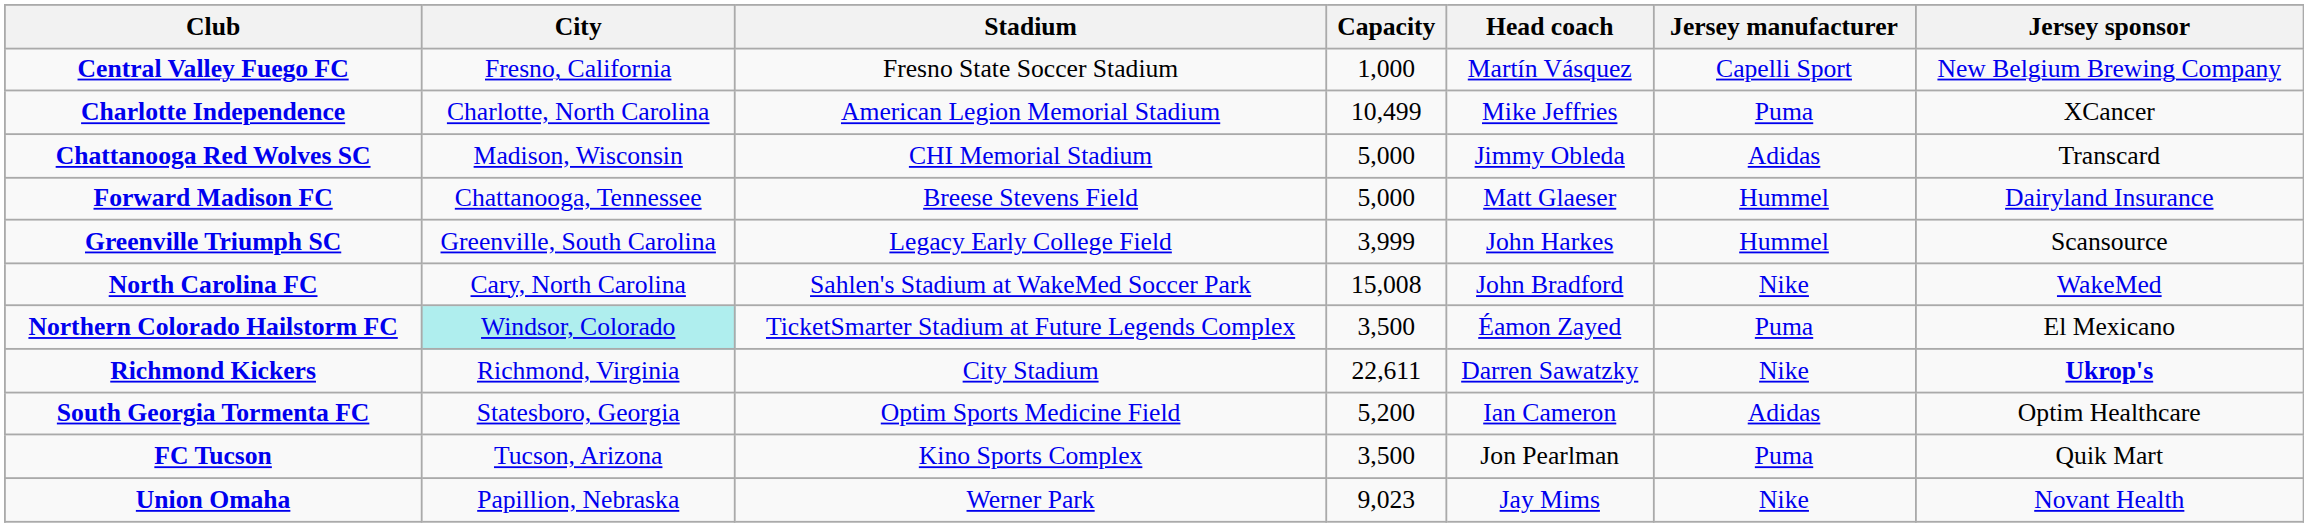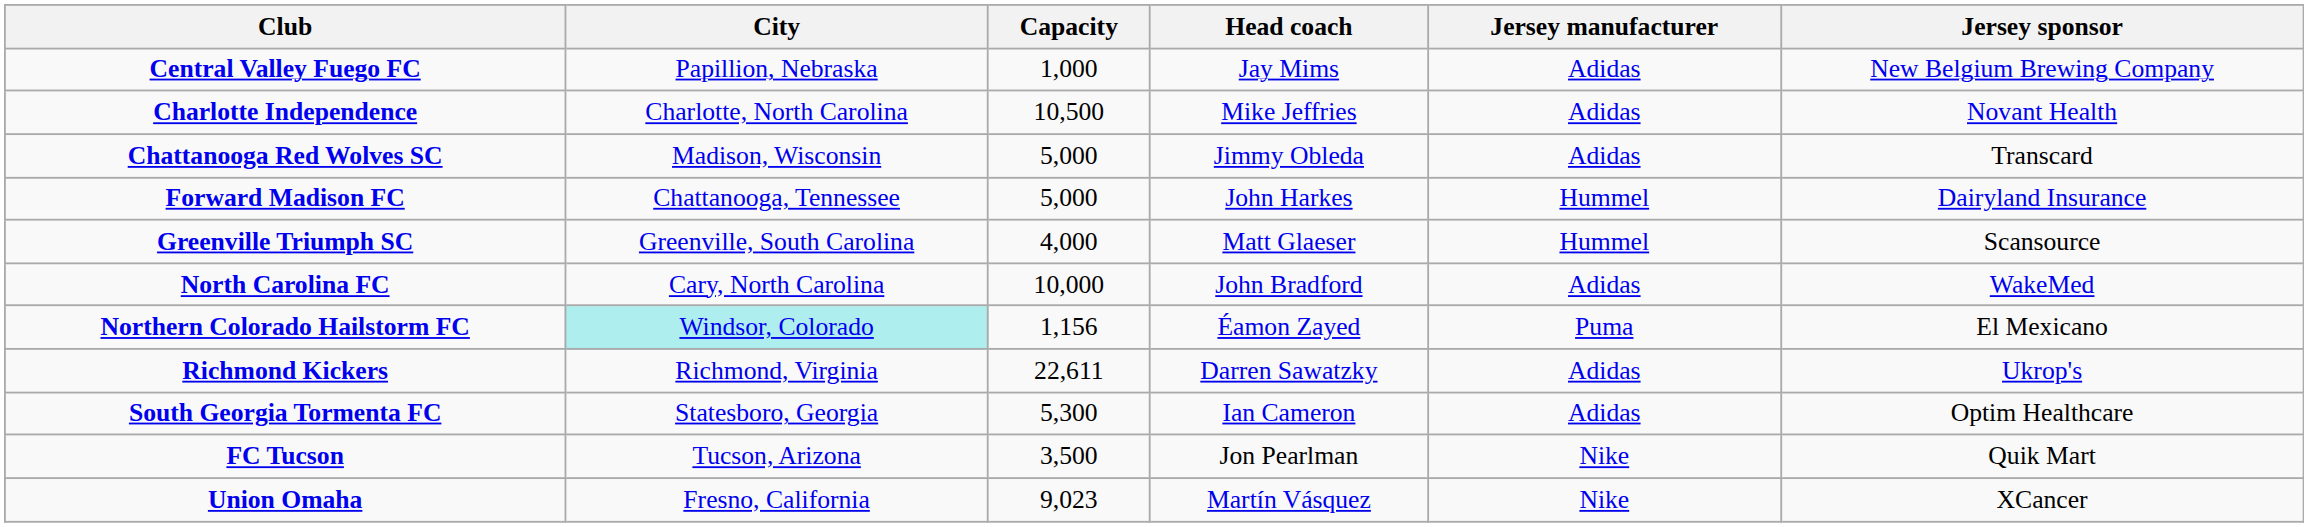- column: (1031, 26)
(578, 69) Fresno, California -> (777, 69) Papillion, Nebraska
(1550, 69) Martín Vásquez -> (1289, 69) Jay Mims
(1784, 69) Capelli Sport -> (1604, 69) Adidas
(1386, 112) 10,499 -> (1069, 112) 10,500
(1784, 112) Puma -> (1604, 112) Adidas
(2109, 112) XCancer -> (2042, 112) Novant Health
(1550, 198) Matt Glaeser -> (1289, 198) John Harkes
(1386, 241) 3,999 -> (1069, 241) 4,000
(1550, 241) John Harkes -> (1289, 241) Matt Glaeser
(1386, 284) 15,008 -> (1069, 284) 10,000
(1784, 284) Nike -> (1604, 284) Adidas
(1386, 327) 3,500 -> (1069, 327) 1,156
(1784, 370) Nike -> (1604, 370) Adidas
(2109, 370) bold -> (2042, 370) normal
(1386, 413) 5,200 -> (1069, 413) 5,300
(1784, 456) Puma -> (1604, 456) Nike
(578, 499) Papillion, Nebraska -> (777, 499) Fresno, California
(1550, 499) Jay Mims -> (1289, 499) Martín Vásquez
(2109, 499) Novant Health -> (2042, 499) XCancer
